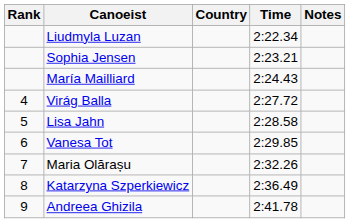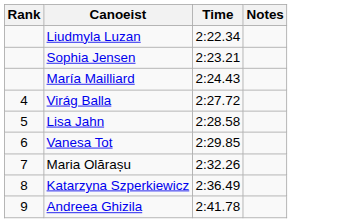- column: (221, 15)
